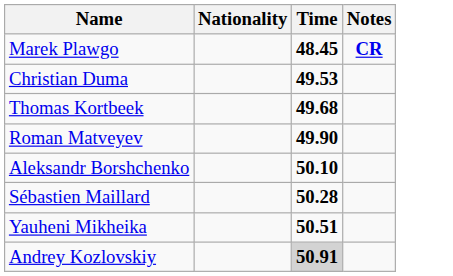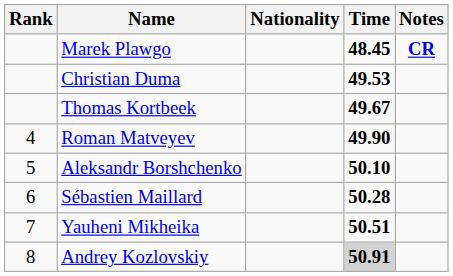+ column: (31, 19)
(317, 108) 49.68 -> (369, 108) 49.67
